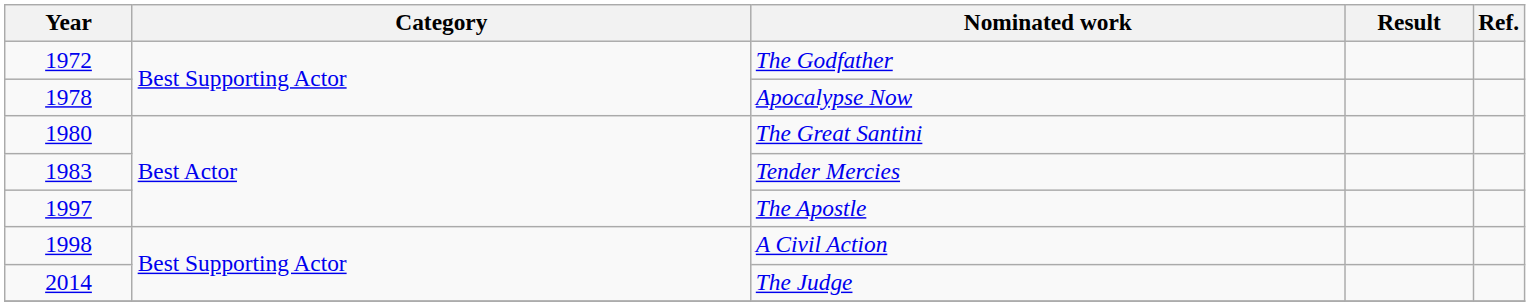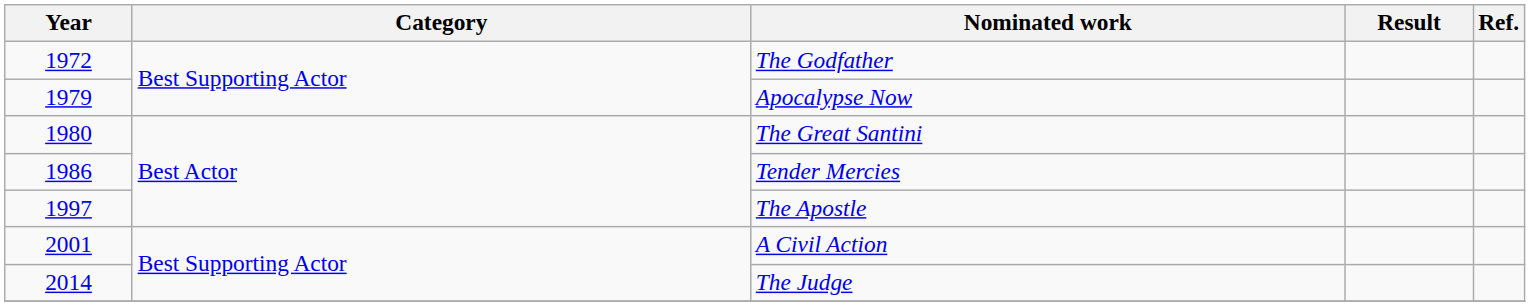(69, 97) 1978 -> (69, 97) 1979
(69, 171) 1983 -> (69, 171) 1986
(69, 245) 1998 -> (69, 245) 2001
